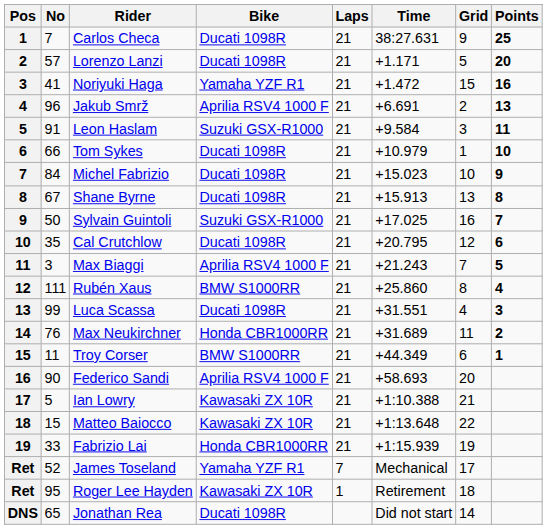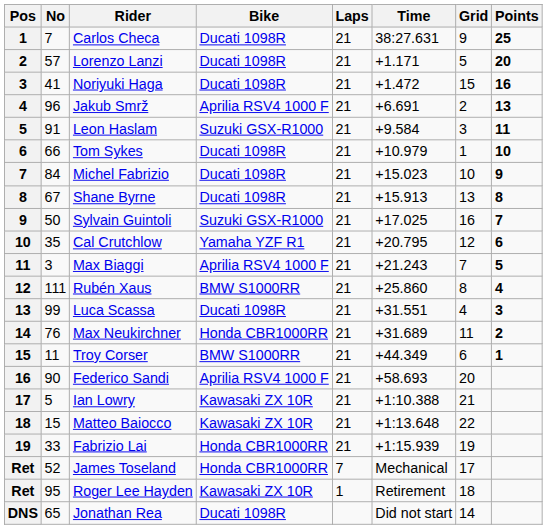(252, 84) Yamaha YZF R1 -> (243, 84) Ducati 1098R
(243, 242) Ducati 1098R -> (252, 242) Yamaha YZF R1
(252, 468) Yamaha YZF R1 -> (264, 468) Honda CBR1000RR
